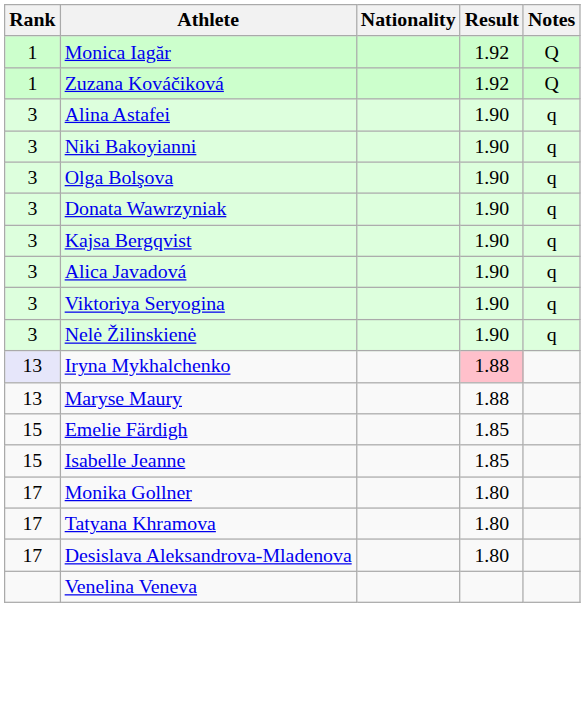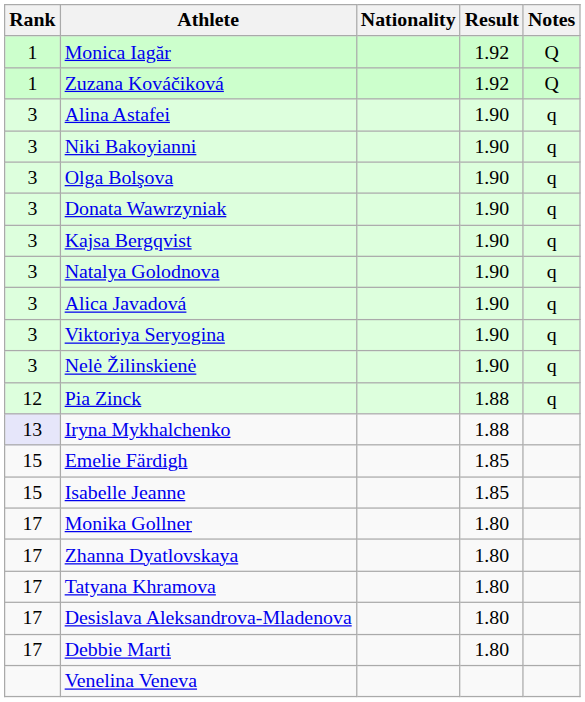+ row: (142, 271)
+ row: (103, 397)
(492, 366) pink background -> (492, 429) no background
- row: (123, 397)
+ row: (151, 555)
+ row: (118, 649)
